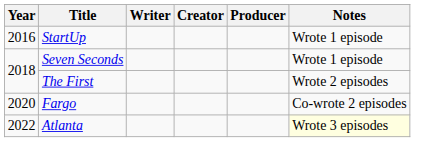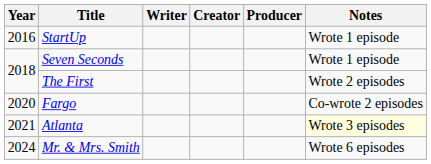(22, 125) 2022 -> (22, 125) 2021
+ row: (91, 147)
